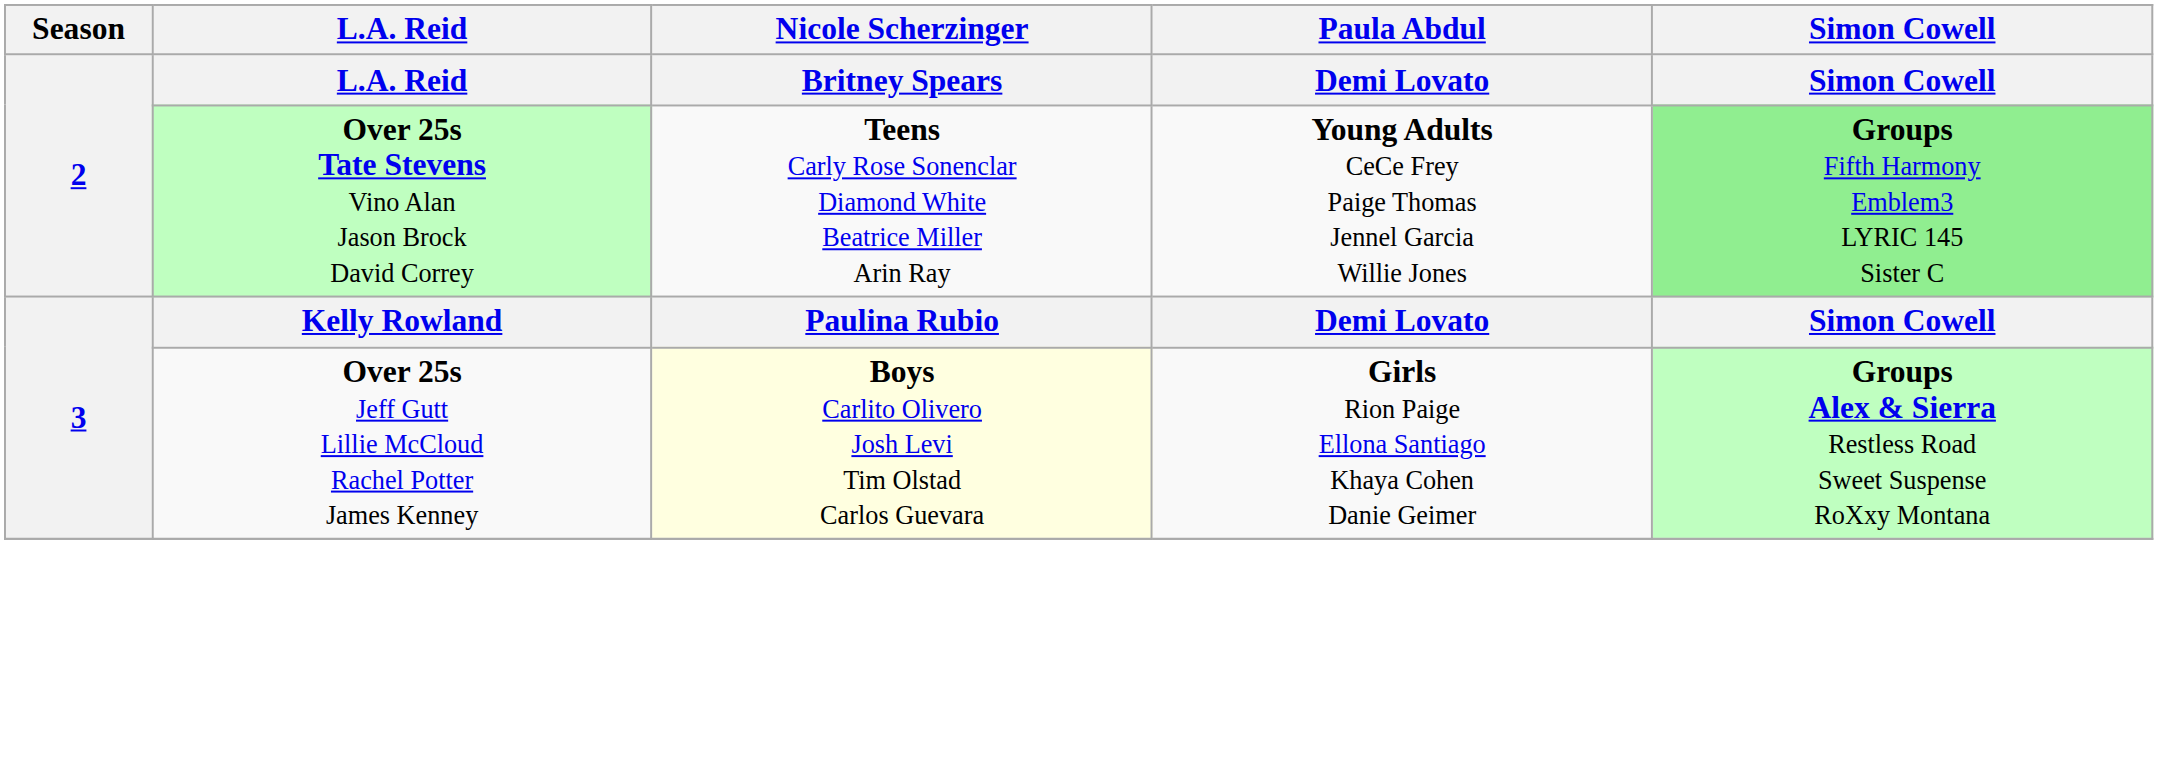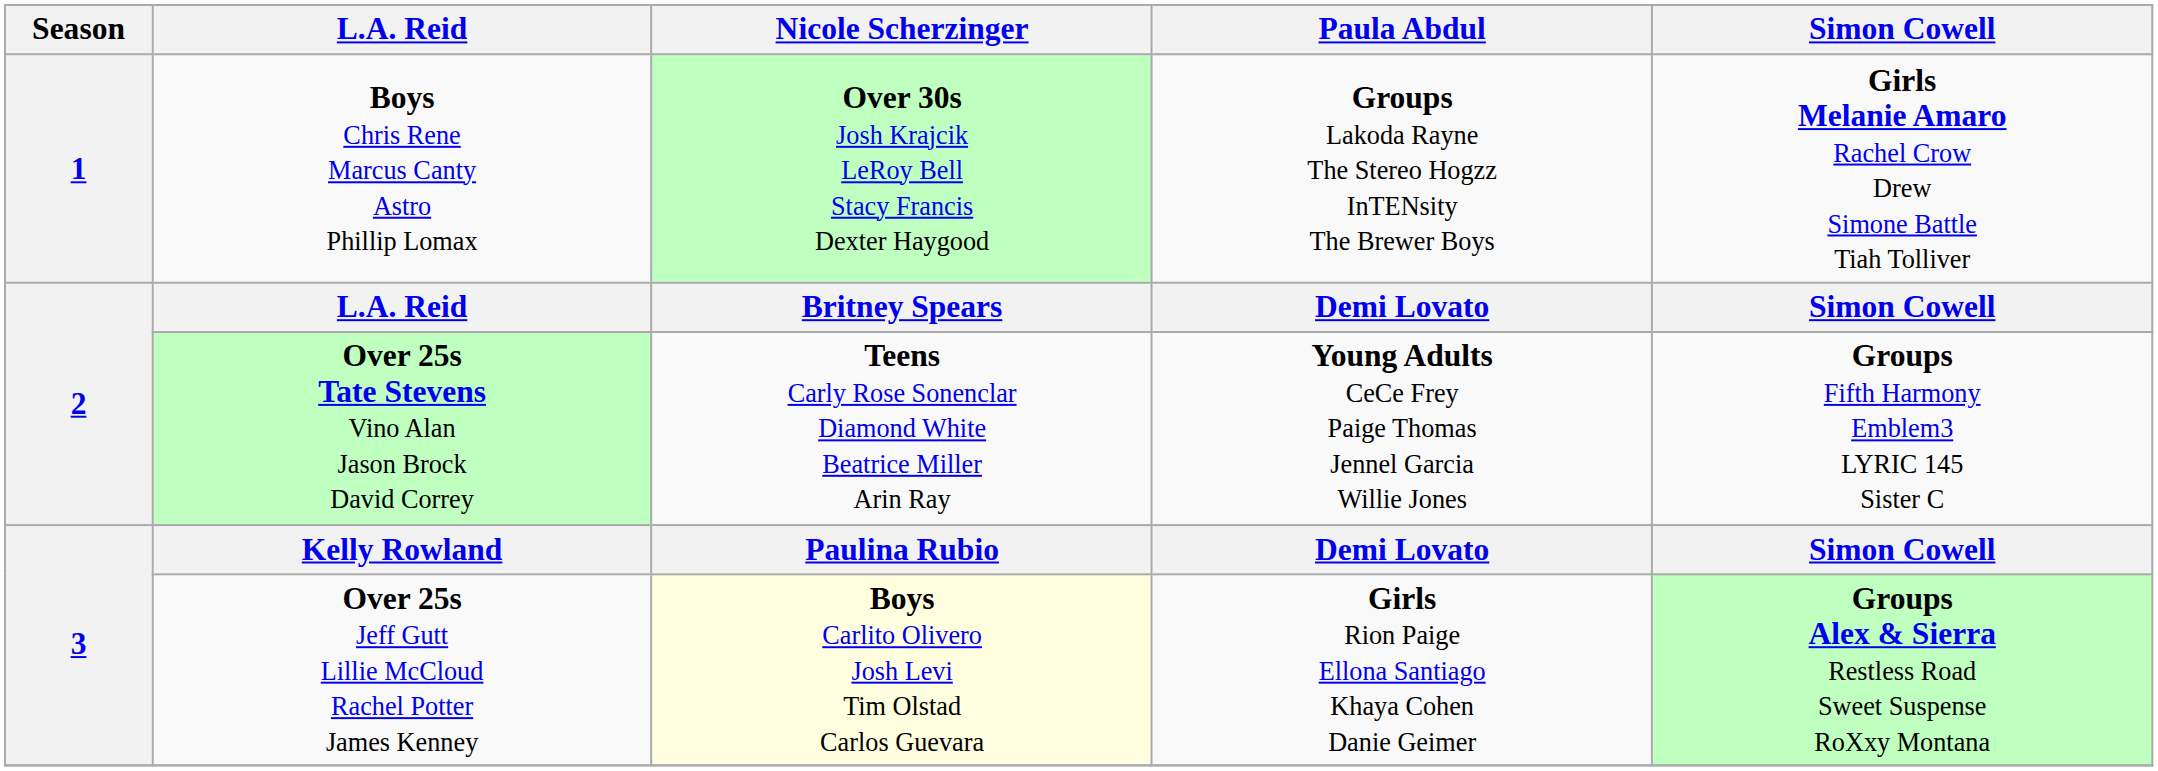+ row: (402, 168)
(1902, 200) lightgreen background -> (1902, 427) no background
